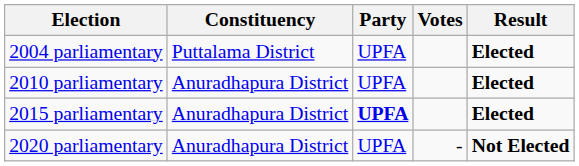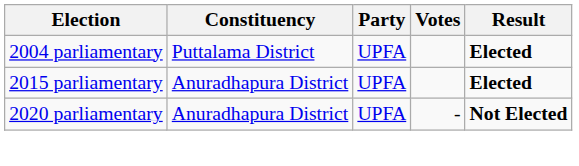- row: (86, 82)
(383, 113) bold -> (382, 82) normal
